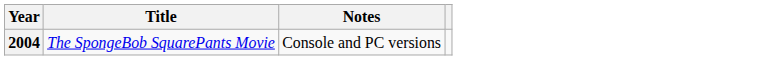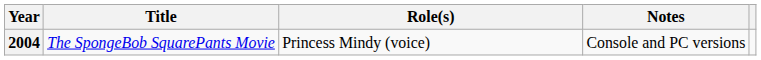+ column: (431, 17)
